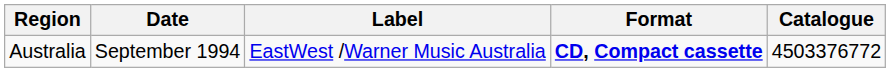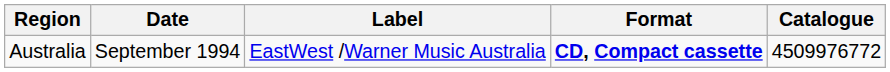(826, 51) 4503376772 -> (826, 51) 4509976772
